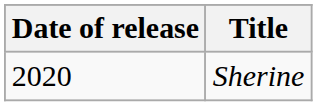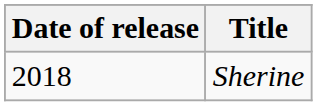(42, 75) 2020 -> (42, 75) 2018
